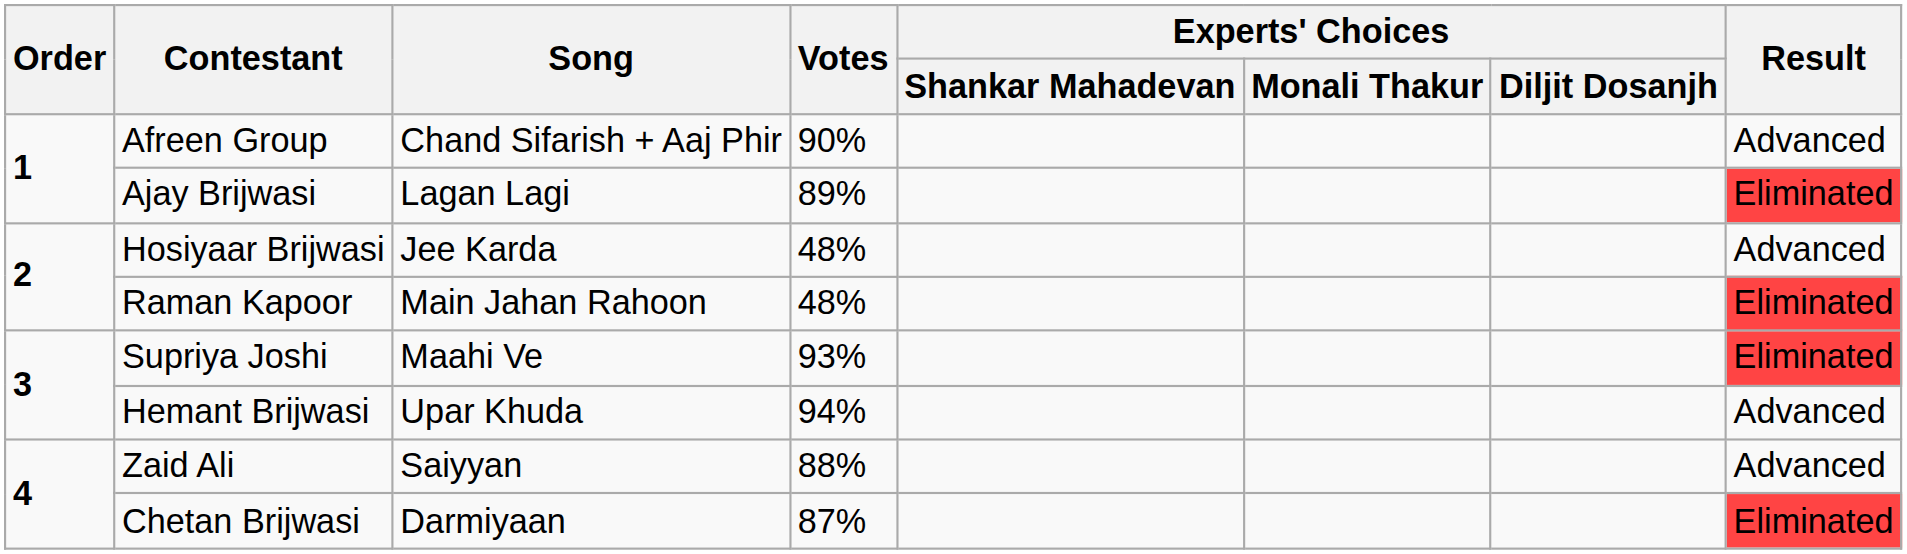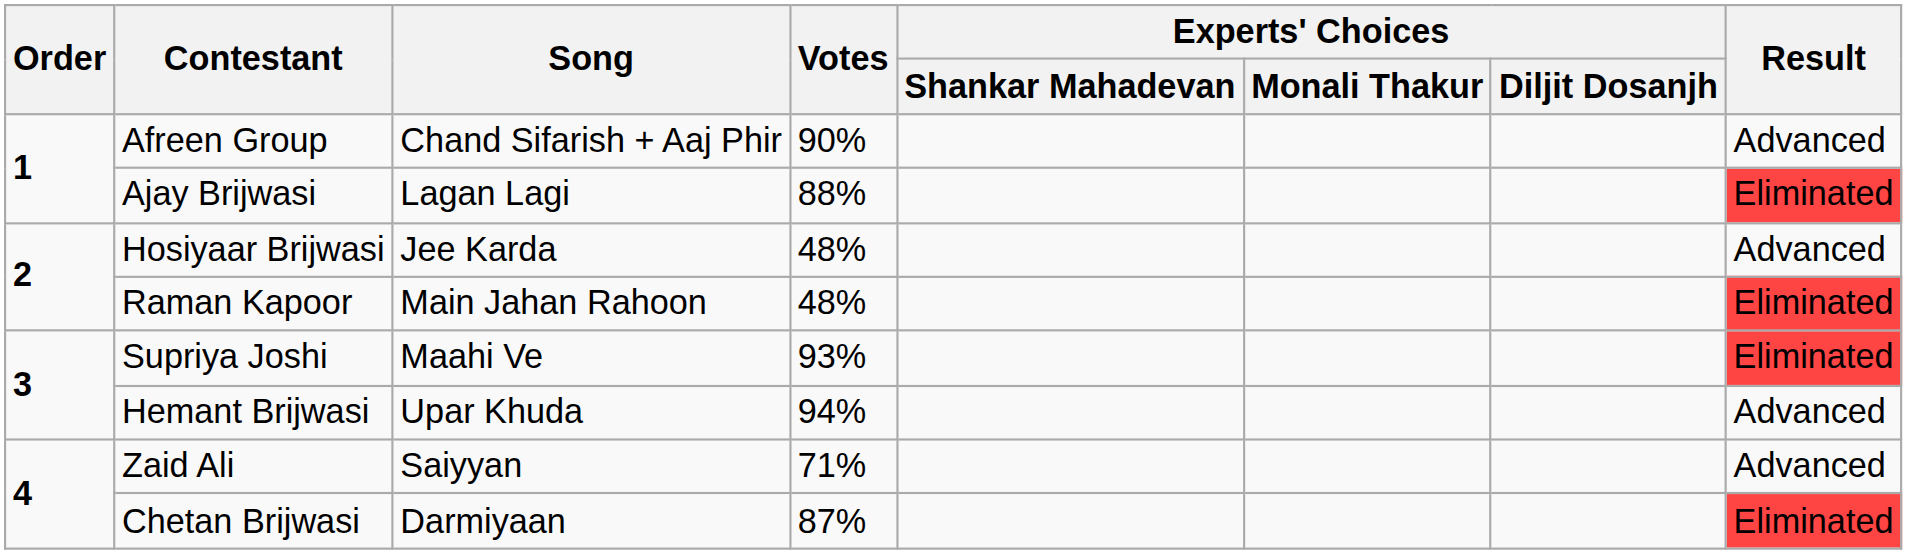(832, 194) 89% -> (832, 194) 88%
(832, 466) 88% -> (832, 466) 71%
